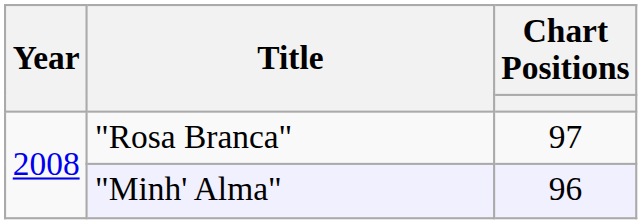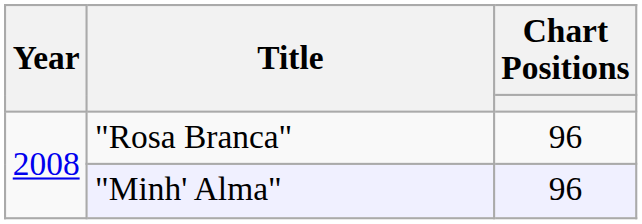(565, 137) 97 -> (565, 137) 96
